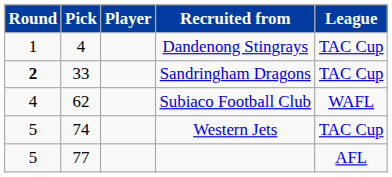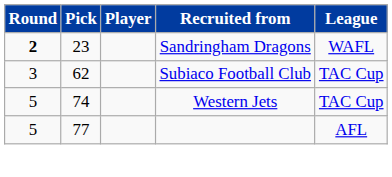- row: (235, 46)
(81, 74) 33 -> (81, 46) 23
(351, 74) TAC Cup -> (351, 46) WAFL
(33, 102) 4 -> (33, 74) 3
(351, 102) WAFL -> (351, 74) TAC Cup
